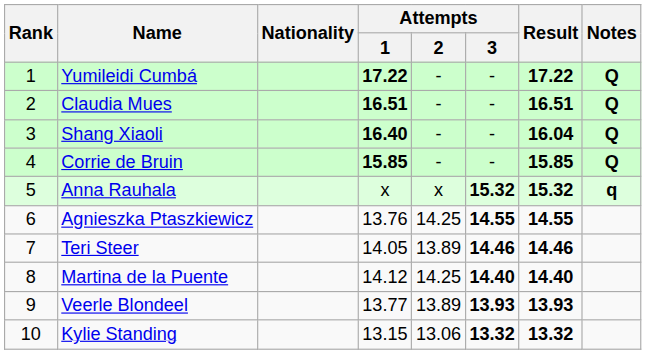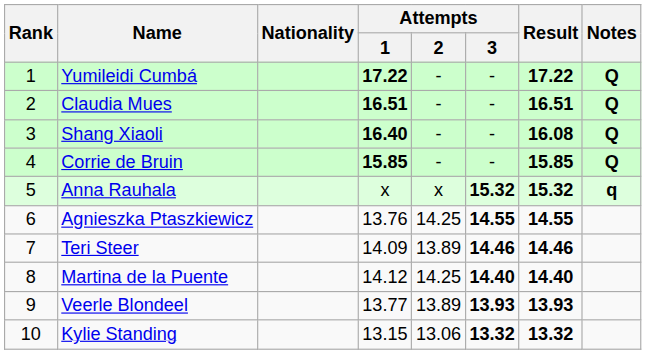(551, 133) 16.04 -> (551, 133) 16.08
(385, 248) 14.05 -> (385, 248) 14.09
